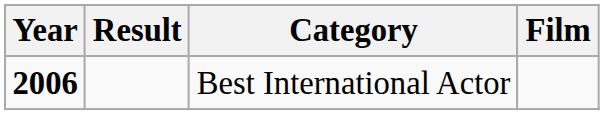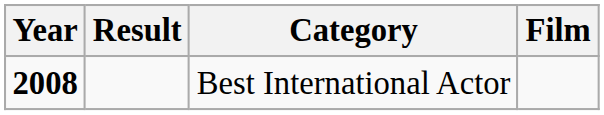(45, 82) 2006 -> (45, 82) 2008
